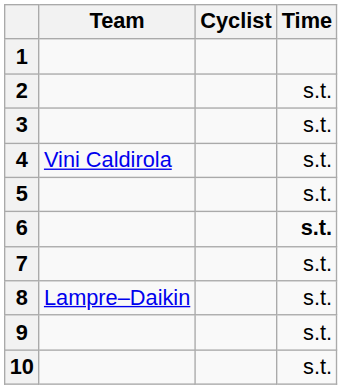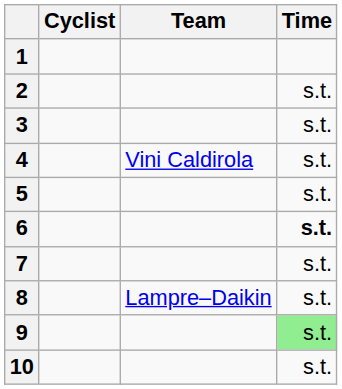columns swapped: (236, 21) <-> (117, 21)
(318, 332) no background -> (318, 332) lightgreen background
